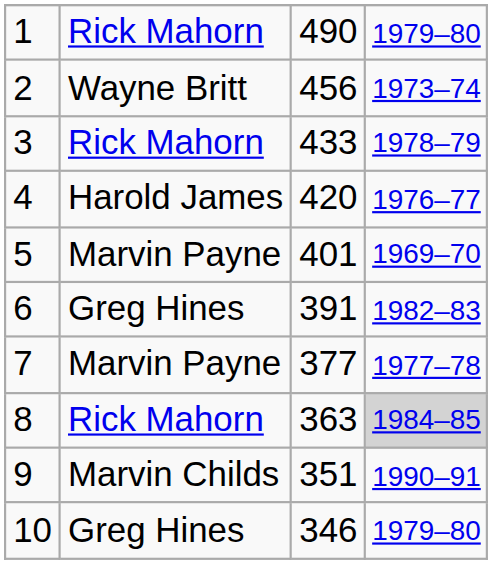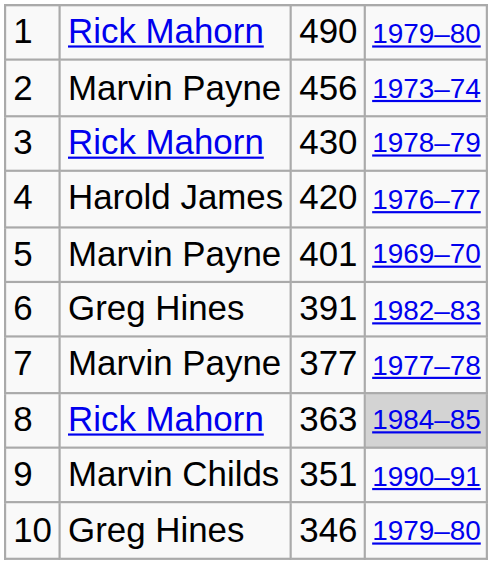(157, 87) Wayne Britt -> (175, 87) Marvin Payne
(328, 142) 433 -> (328, 142) 430
